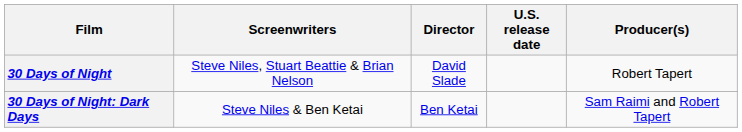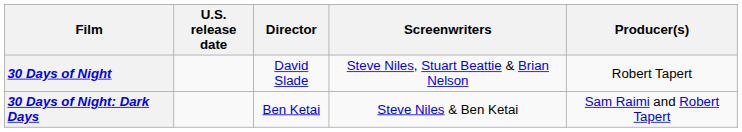columns swapped: (527, 29) <-> (292, 29)
